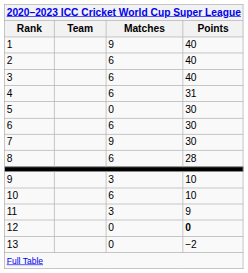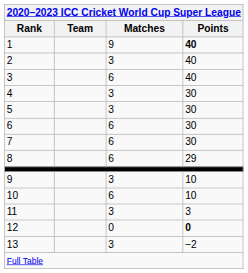(191, 45) normal -> (191, 45) bold
(111, 61) 6 -> (111, 61) 3
(111, 93) 6 -> (111, 93) 3
(191, 93) 31 -> (191, 93) 30
(111, 110) 0 -> (111, 110) 3
(111, 142) 9 -> (111, 142) 6
(191, 158) 28 -> (191, 158) 29
(188, 212) 9 -> (188, 212) 3
(111, 244) 0 -> (111, 244) 3
